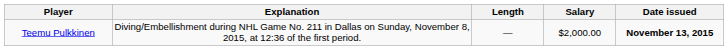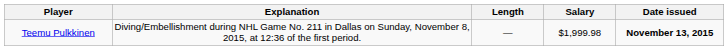(580, 32) $2,000.00 -> (580, 32) $1,999.98
